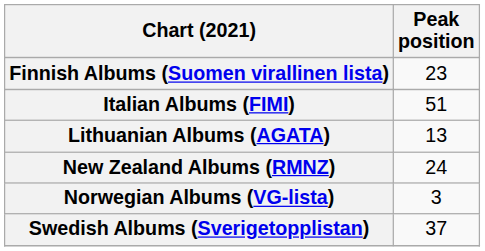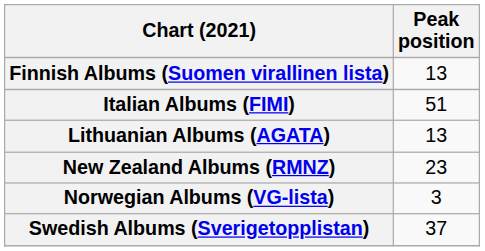(436, 73) 23 -> (436, 73) 13
(436, 167) 24 -> (436, 167) 23
